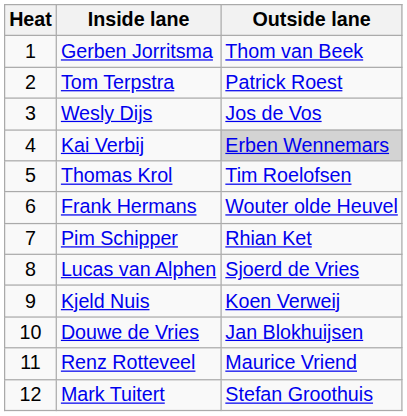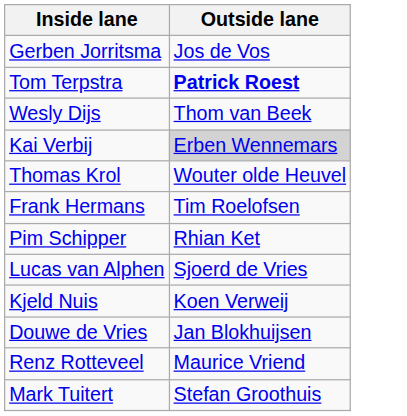- column: (30, 20)
(294, 51) Thom van Beek -> (222, 51) Jos de Vos
(284, 82) normal -> (236, 82) bold
(273, 113) Jos de Vos -> (243, 113) Thom van Beek
(288, 176) Tim Roelofsen -> (260, 176) Wouter olde Heuvel
(312, 207) Wouter olde Heuvel -> (237, 207) Tim Roelofsen
